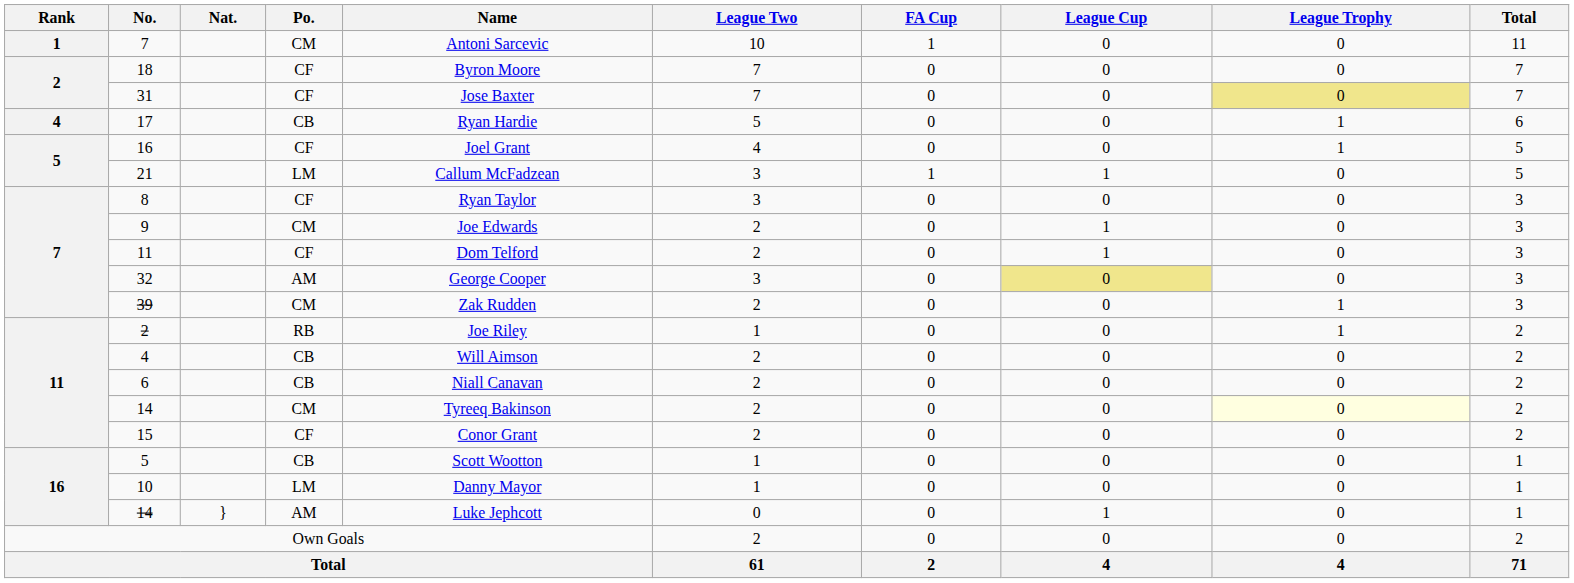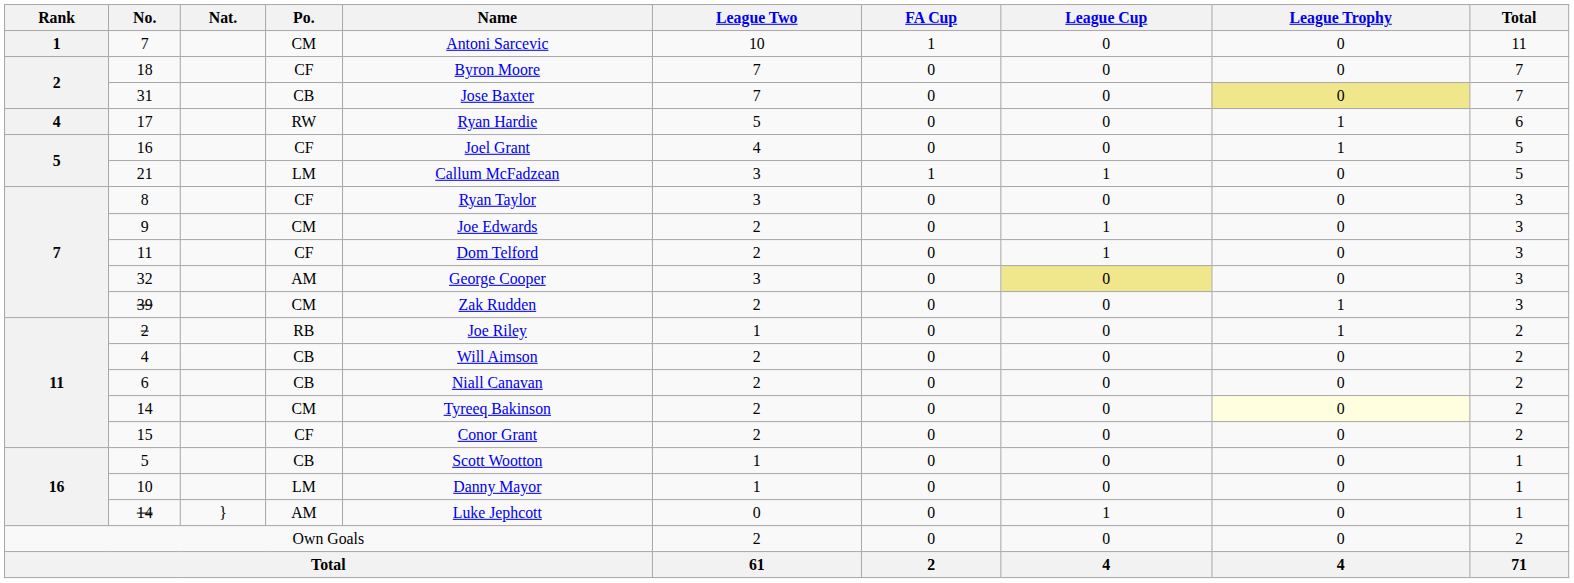(304, 95) CF -> (304, 95) CB
(304, 121) CB -> (304, 121) RW
